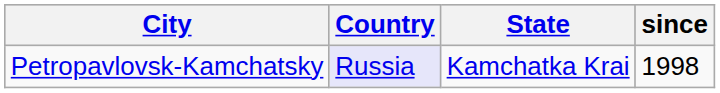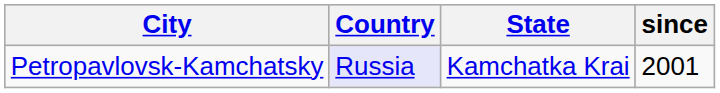(670, 66) 1998 -> (670, 66) 2001
